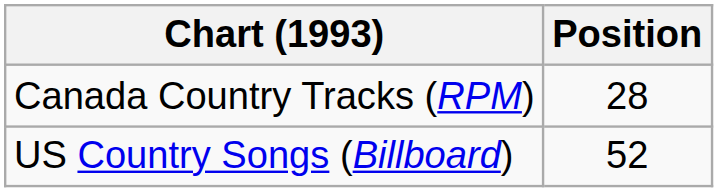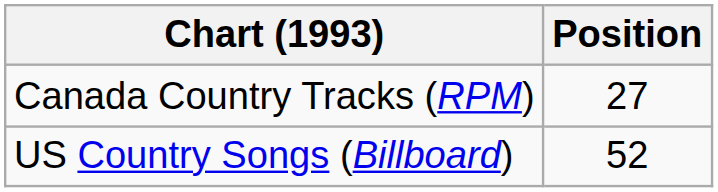(627, 95) 28 -> (627, 95) 27
